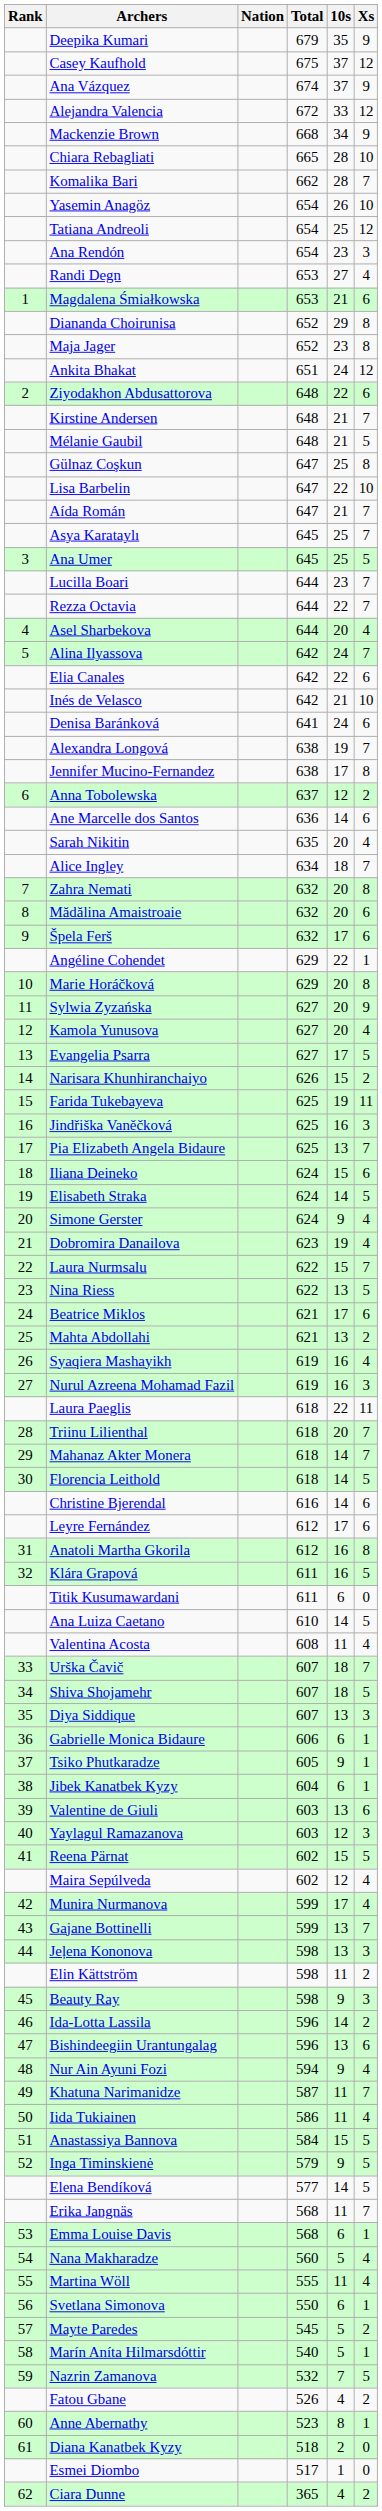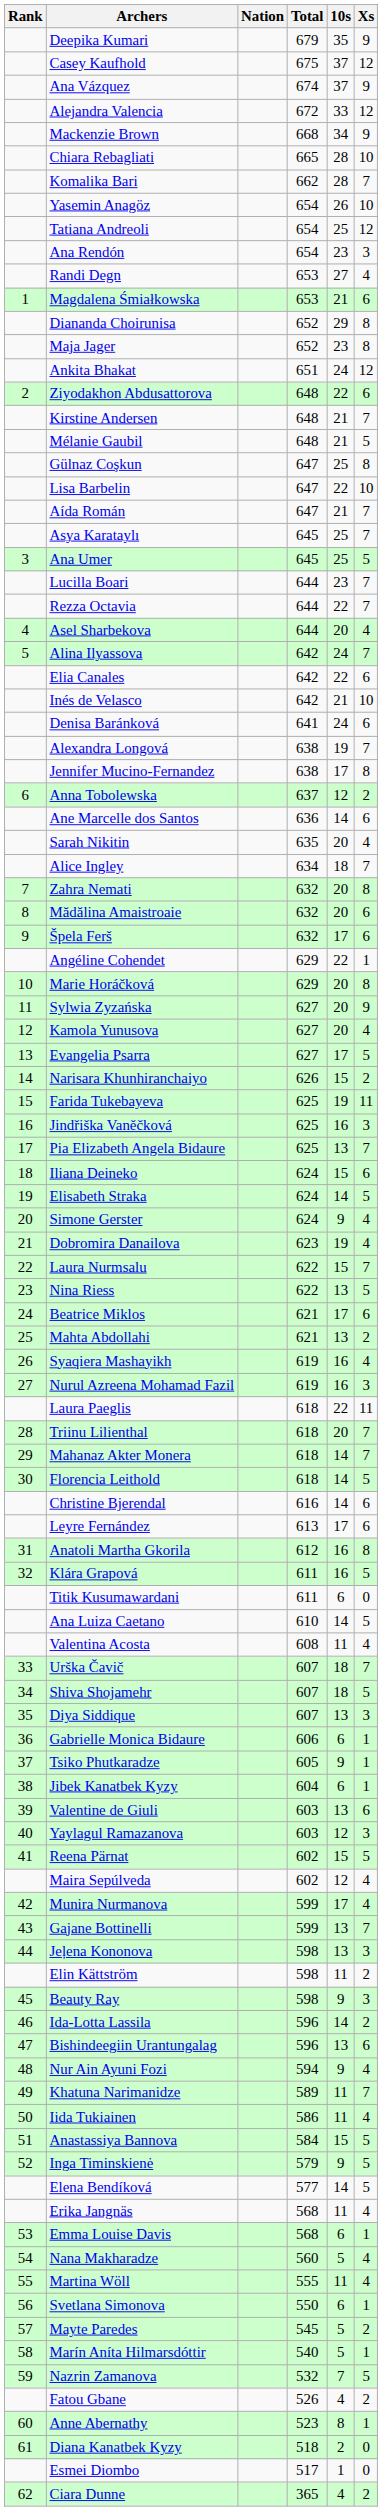(307, 1526) 612 -> (307, 1526) 613
(307, 2092) 587 -> (307, 2092) 589
(366, 2210) 7 -> (366, 2210) 4
